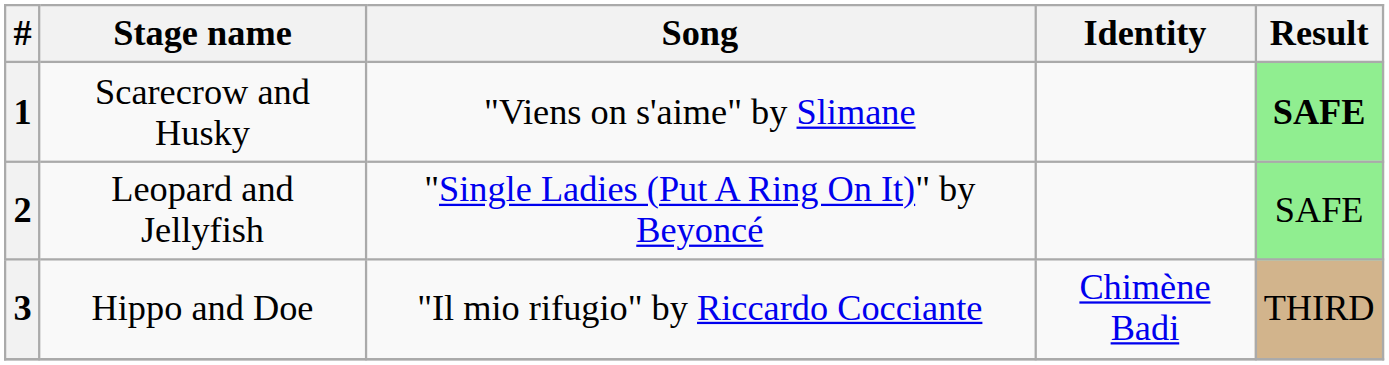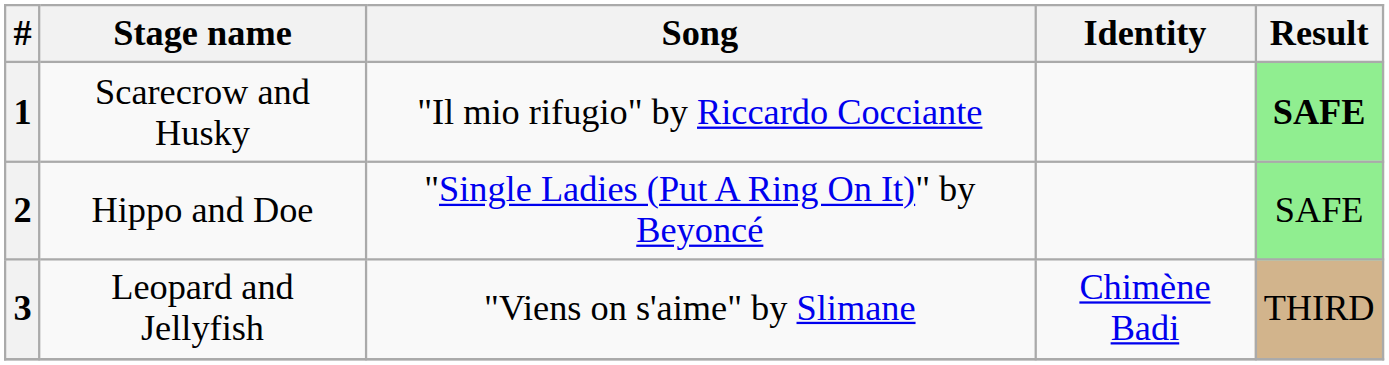(700, 111) "Viens on s'aime" by Slimane -> (700, 111) "Il mio rifugio" by Riccardo Cocciante
(202, 209) Leopard and Jellyfish -> (203, 209) Hippo and Doe
(203, 308) Hippo and Doe -> (202, 308) Leopard and Jellyfish
(700, 308) "Il mio rifugio" by Riccardo Cocciante -> (700, 308) "Viens on s'aime" by Slimane
